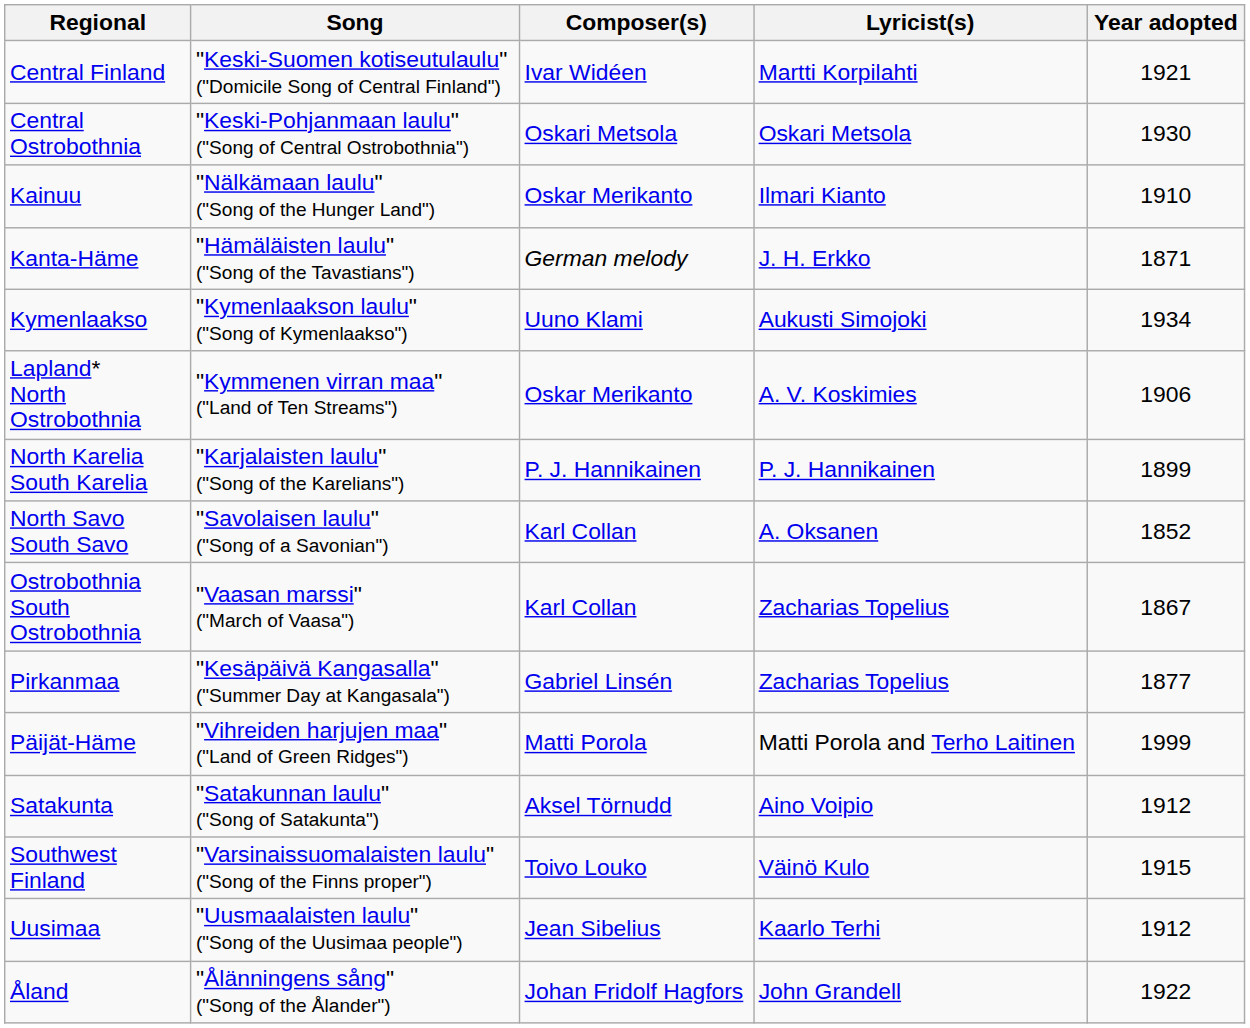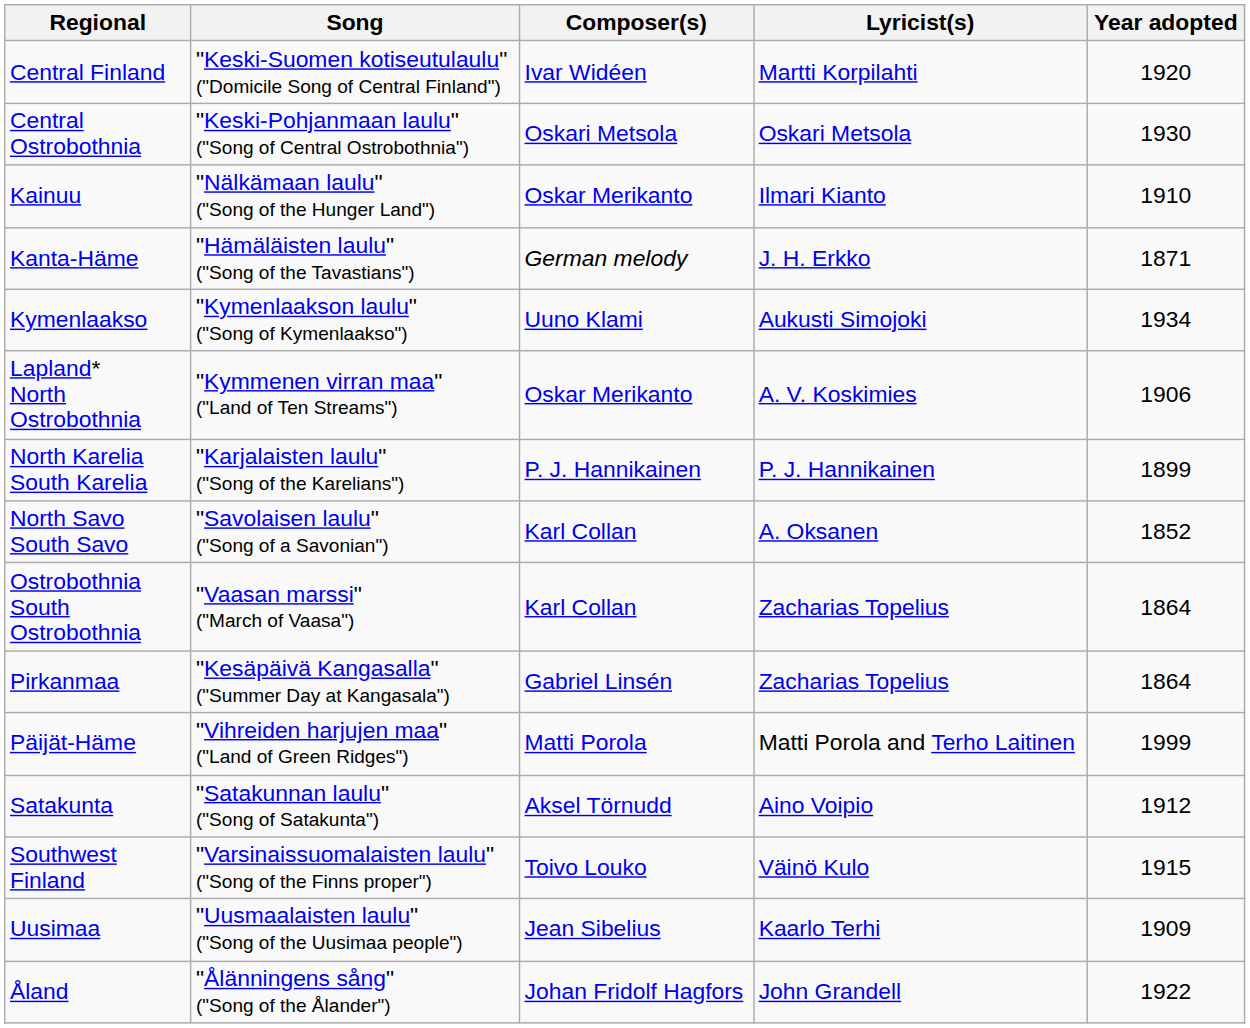(1166, 71) 1921 -> (1166, 71) 1920
(1166, 606) 1867 -> (1166, 606) 1864
(1166, 681) 1877 -> (1166, 681) 1864
(1166, 929) 1912 -> (1166, 929) 1909
